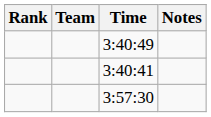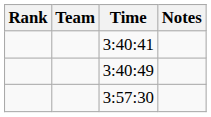rows swapped: (128, 71) <-> (128, 44)
